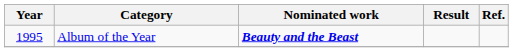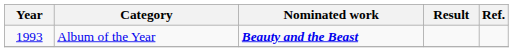(29, 36) 1995 -> (29, 36) 1993
